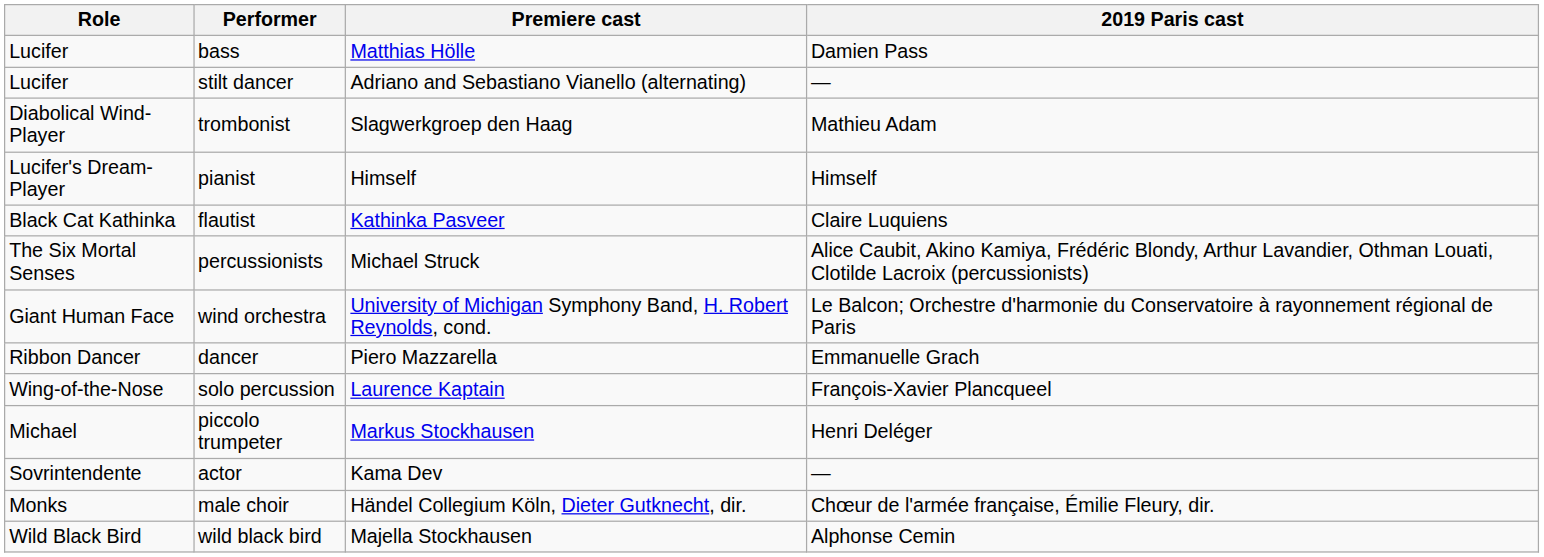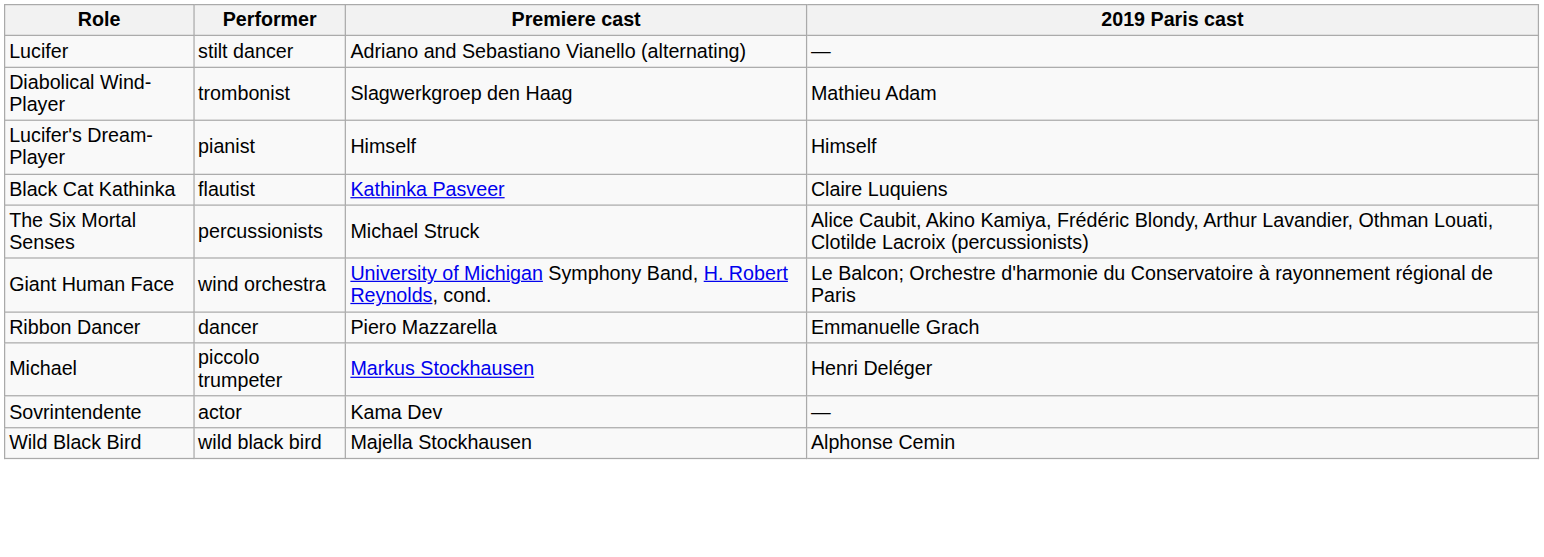- row: (219, 51)
- row: (266, 389)
- row: (243, 505)
